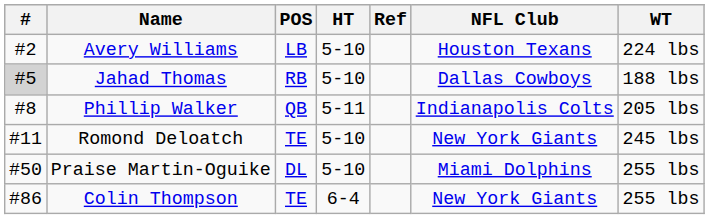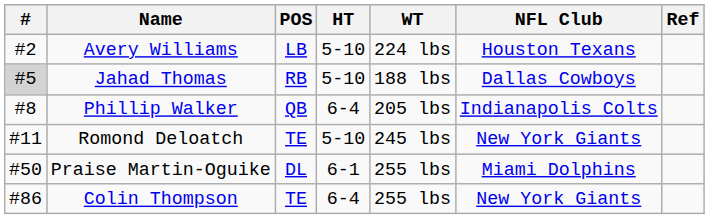columns swapped: (661, 20) <-> (390, 20)
(343, 109) 5-11 -> (343, 109) 6-4
(343, 169) 5-10 -> (343, 169) 6-1
